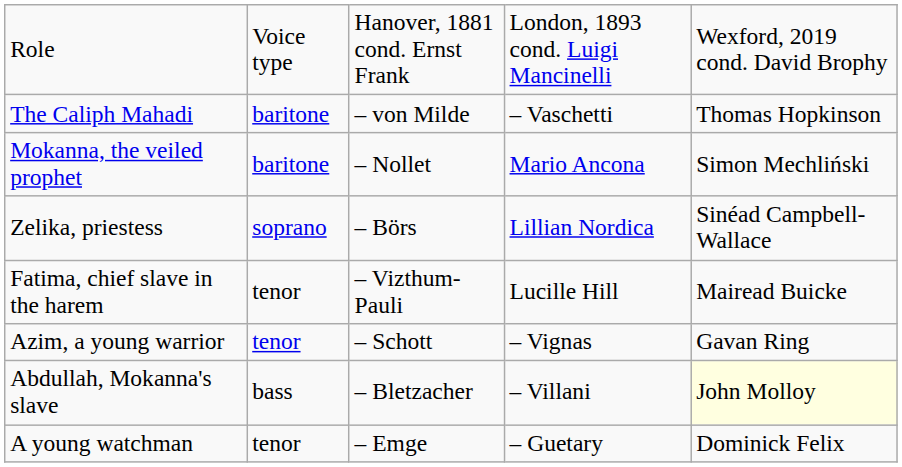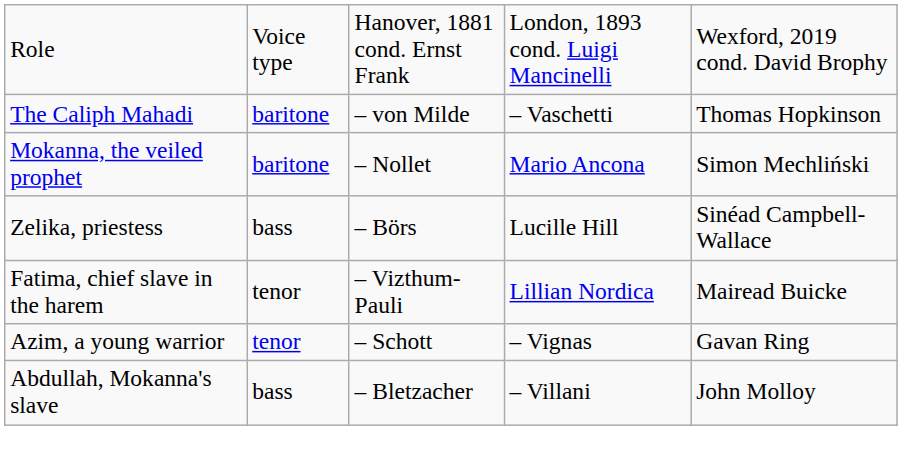(289, 227) soprano -> (272, 227) bass
(582, 227) Lillian Nordica -> (564, 227) Lucille Hill
(564, 291) Lucille Hill -> (582, 291) Lillian Nordica
(756, 392) lightyellow background -> (756, 392) no background
- row: (102, 443)
